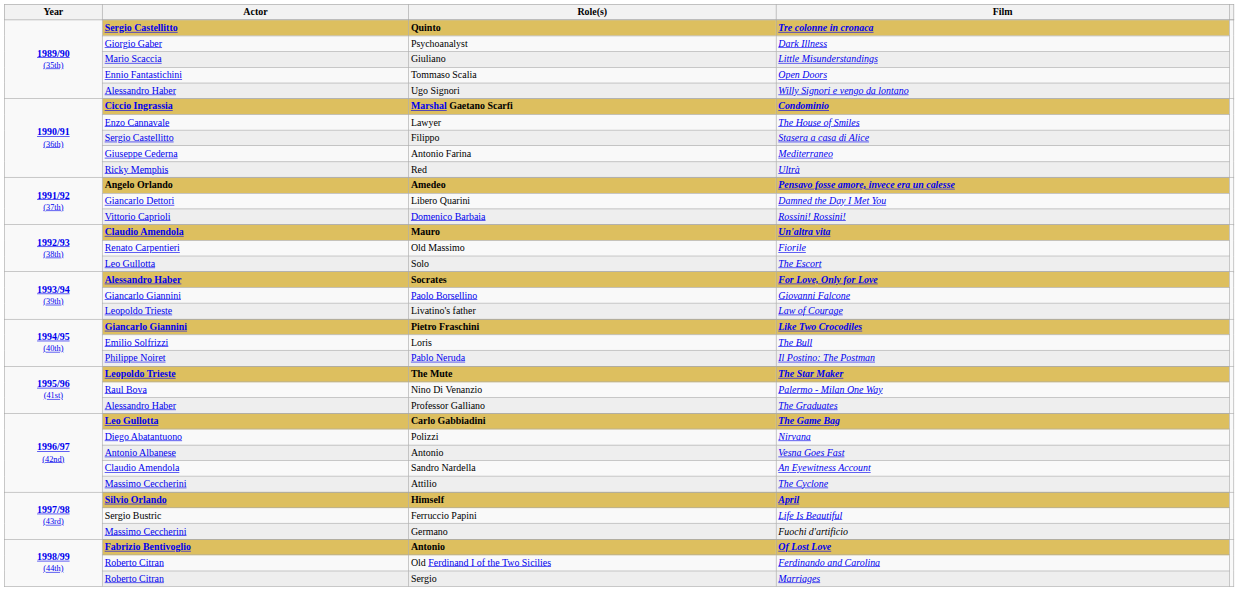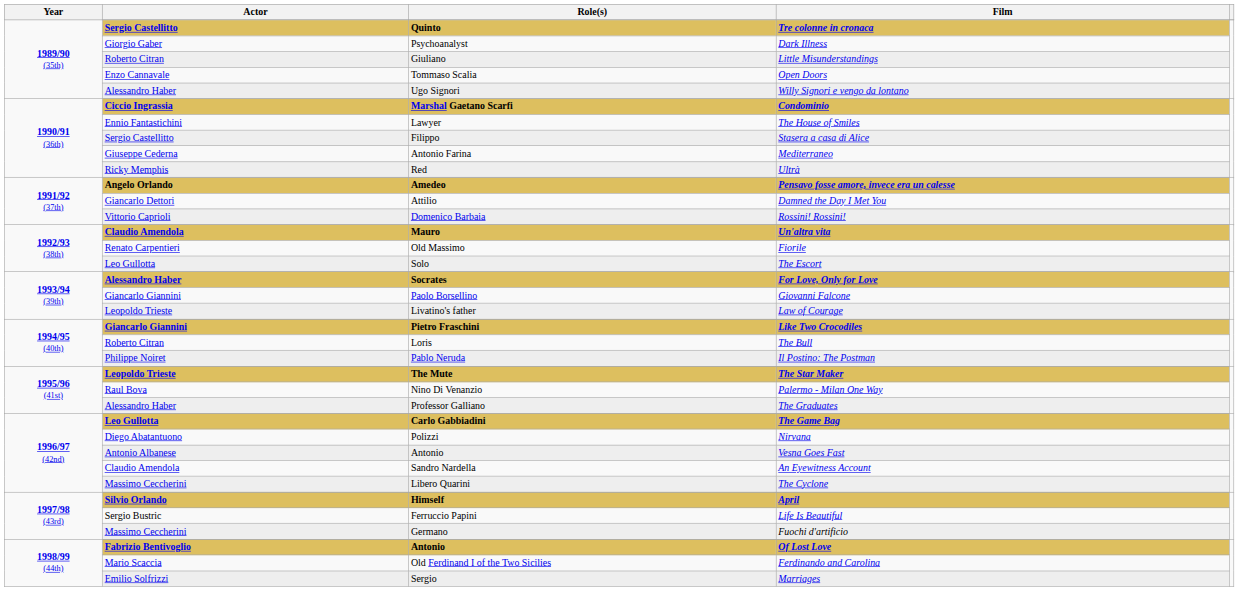(133, 59) Mario Scaccia -> (134, 59) Roberto Citran
(143, 75) Ennio Fantastichini -> (137, 75) Enzo Cannavale
(137, 122) Enzo Cannavale -> (143, 122) Ennio Fantastichini
(440, 201) Libero Quarini -> (424, 201) Attilio
(136, 342) Emilio Solfrizzi -> (134, 342) Roberto Citran
(424, 484) Attilio -> (440, 484) Libero Quarini
(134, 563) Roberto Citran -> (133, 563) Mario Scaccia
(134, 578) Roberto Citran -> (136, 578) Emilio Solfrizzi
